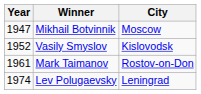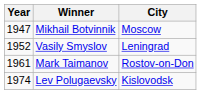(147, 47) Kislovodsk -> (145, 47) Leningrad
(145, 81) Leningrad -> (147, 81) Kislovodsk
